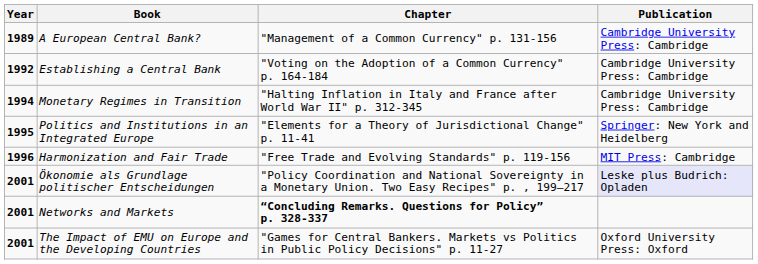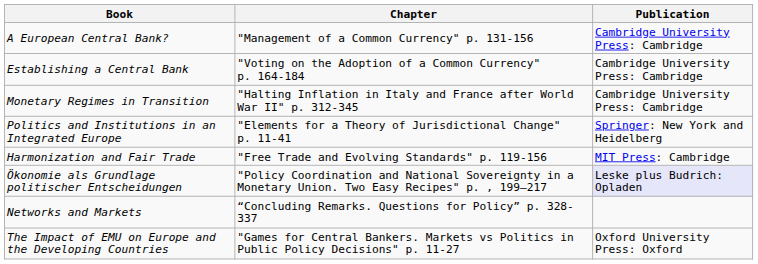- column: (21, 14)
(402, 212) bold -> (406, 212) normal
